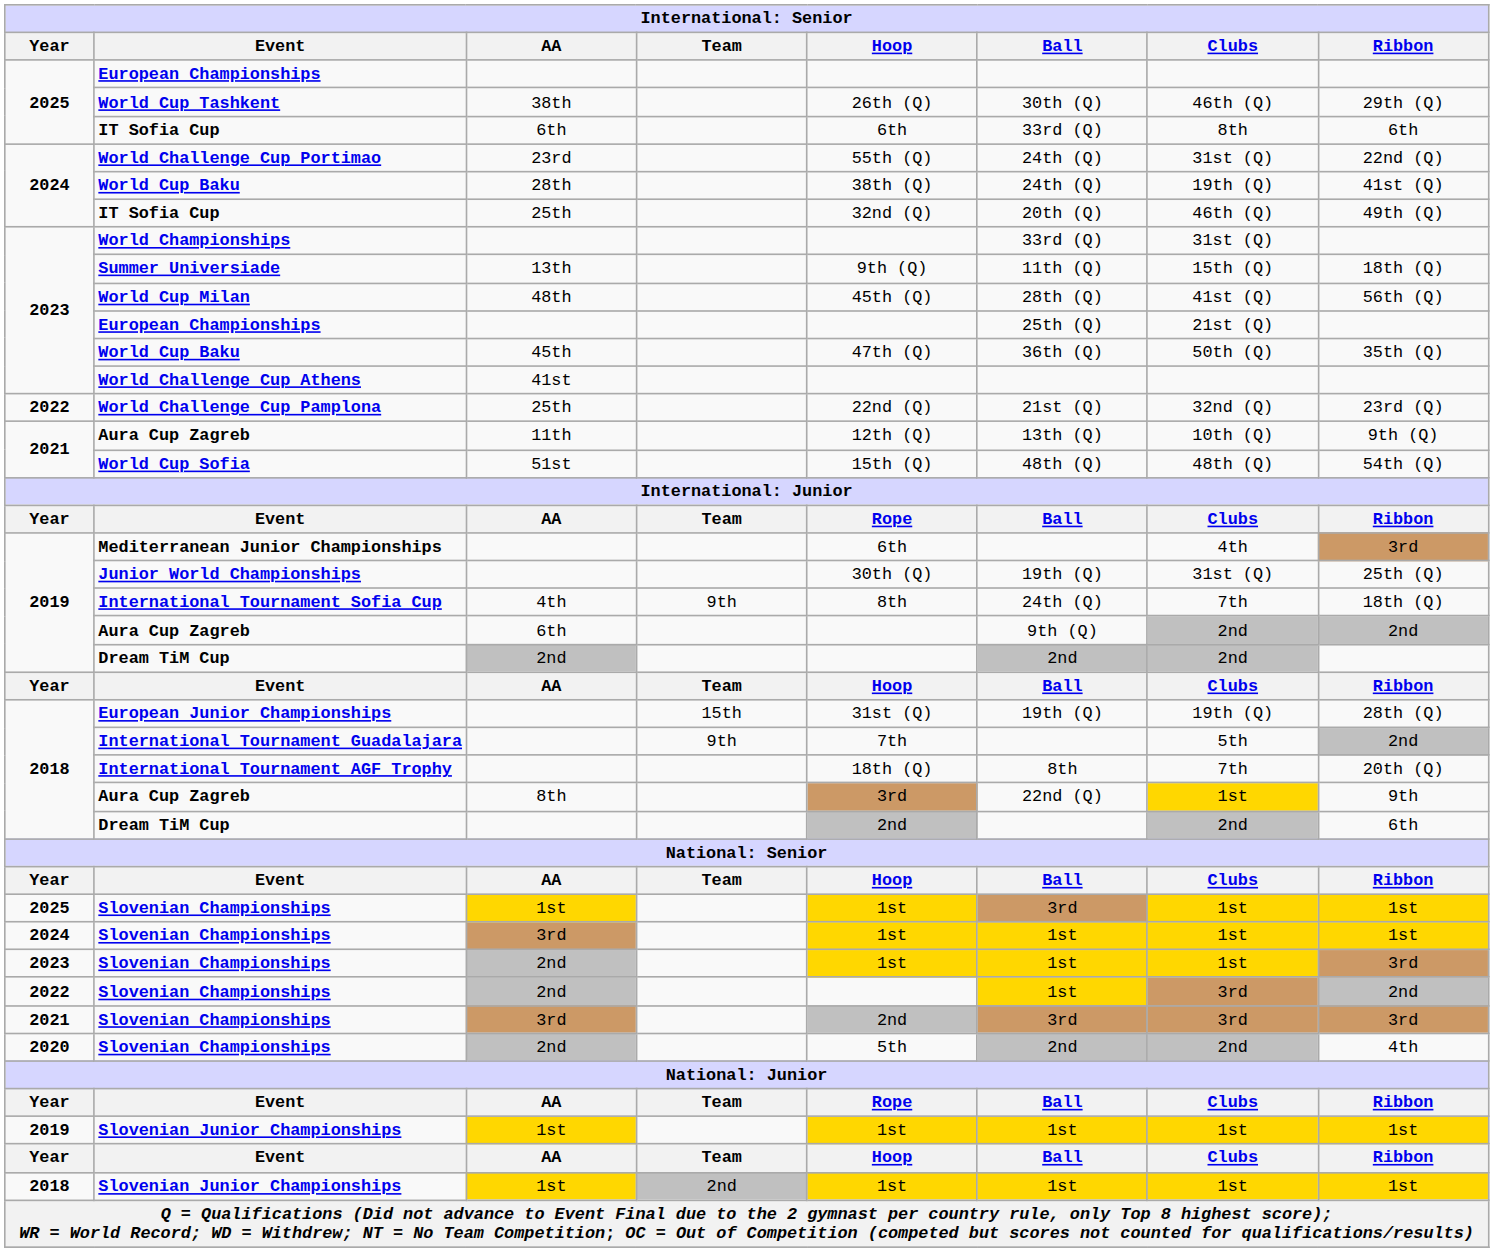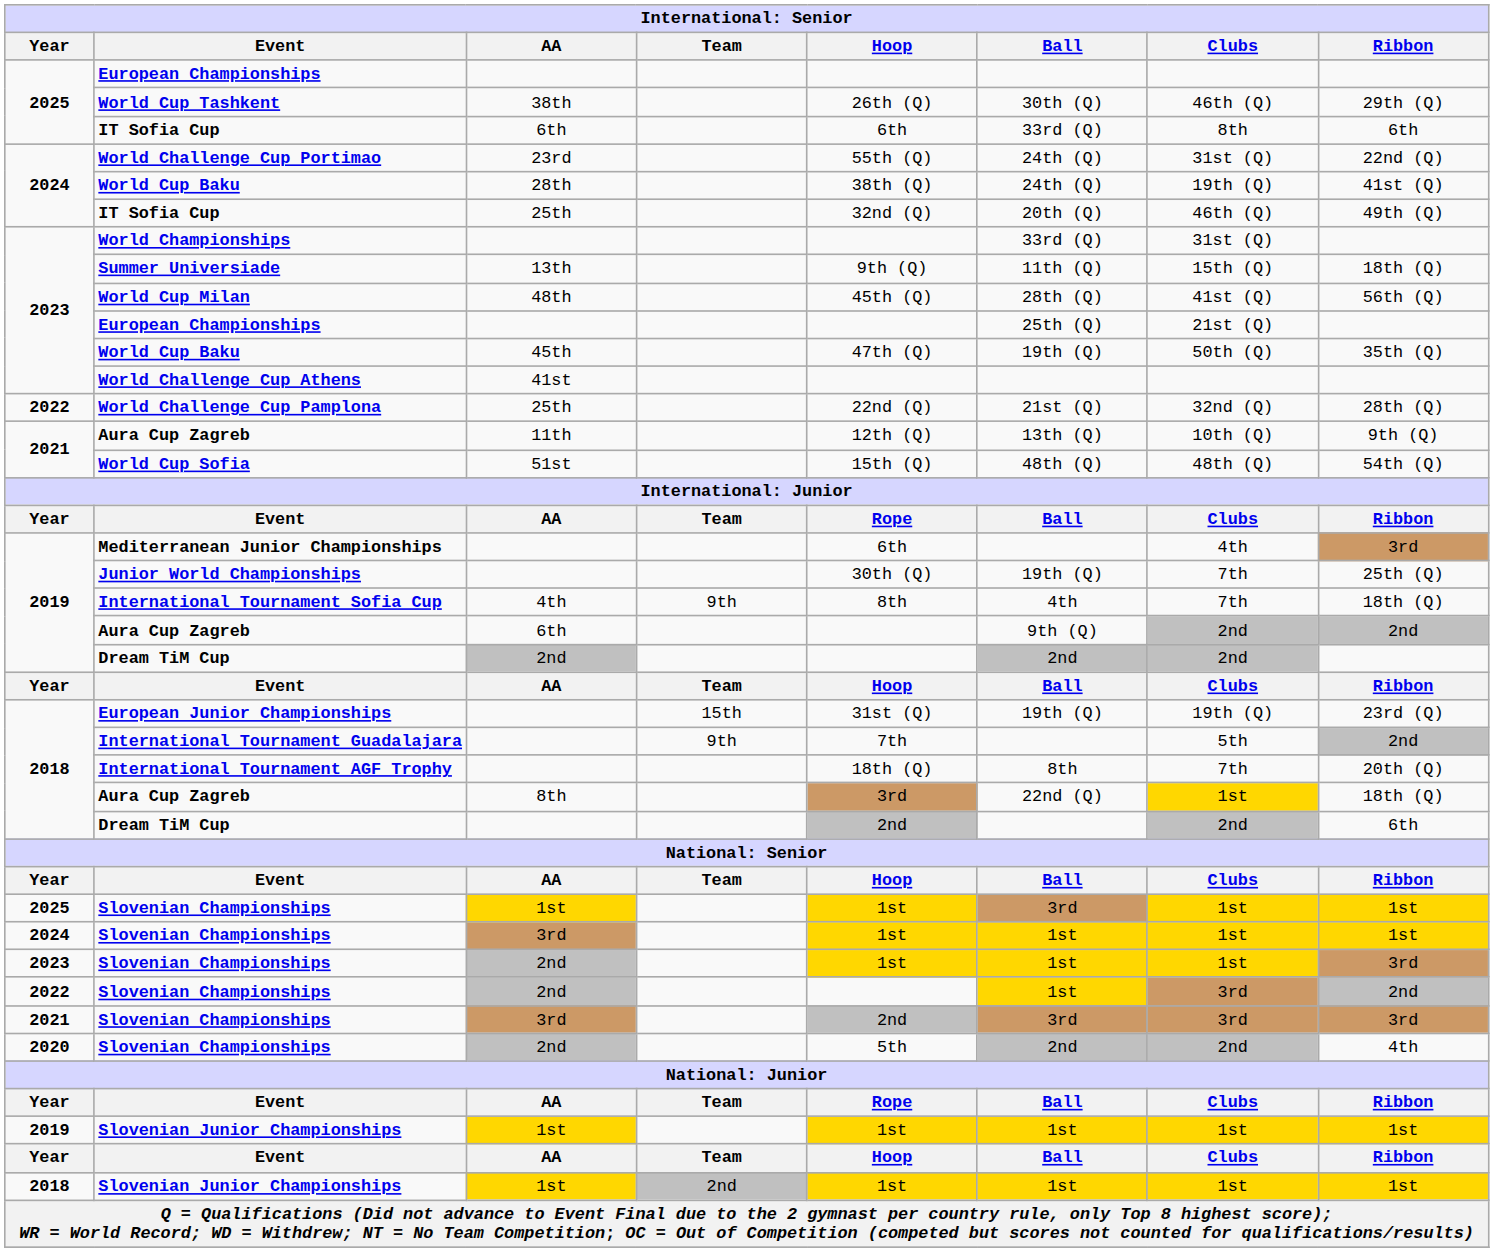(1062, 353) 36th (Q) -> (1062, 353) 19th (Q)
(1403, 408) 23rd (Q) -> (1403, 408) 28th (Q)
(1233, 575) 31st (Q) -> (1233, 575) 7th
(1062, 603) 24th (Q) -> (1062, 603) 4th
(1403, 714) 28th (Q) -> (1403, 714) 23rd (Q)
(1403, 797) 9th -> (1403, 797) 18th (Q)
